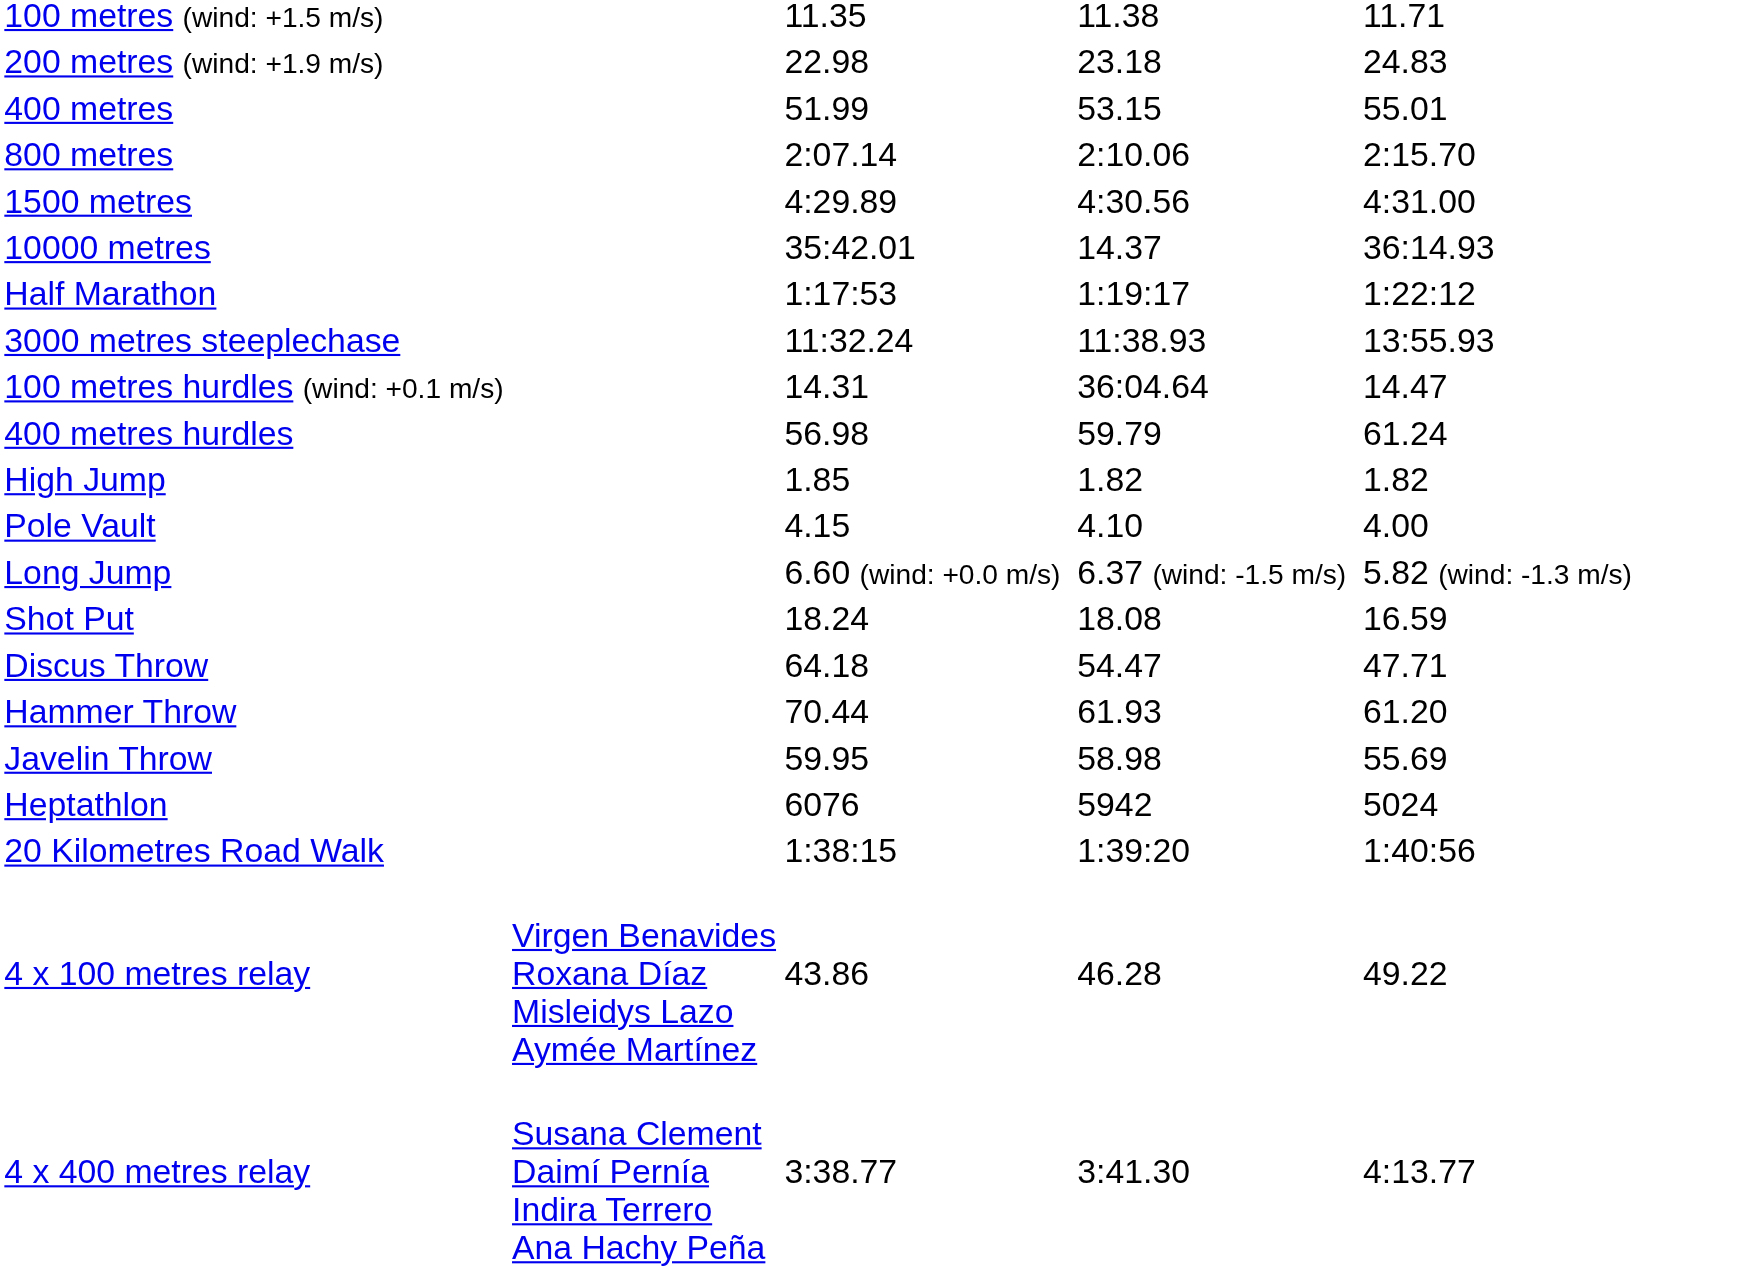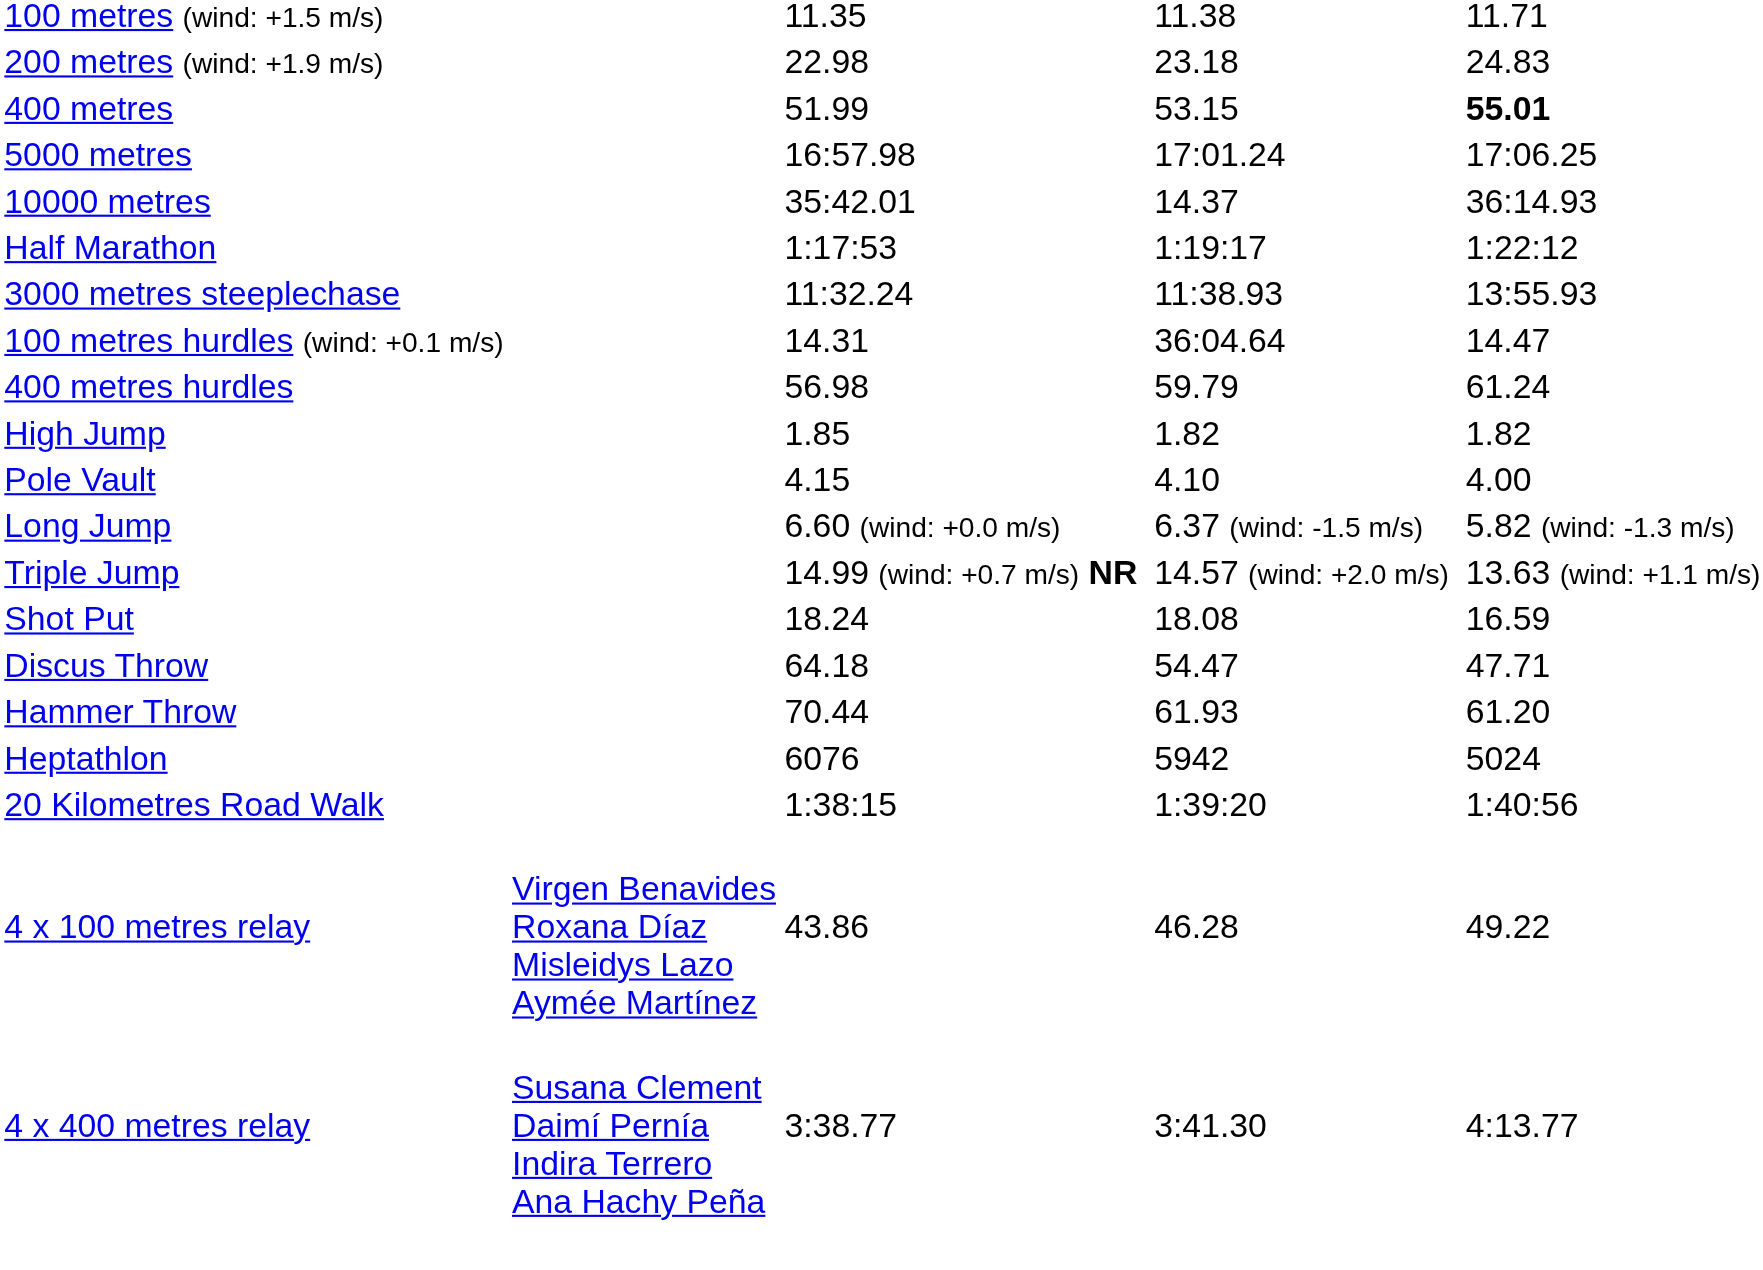(1405, 108) normal -> (1508, 108) bold
- row: (89, 155)
- row: (98, 201)
+ row: (98, 155)
+ row: (92, 572)
- row: (108, 758)
